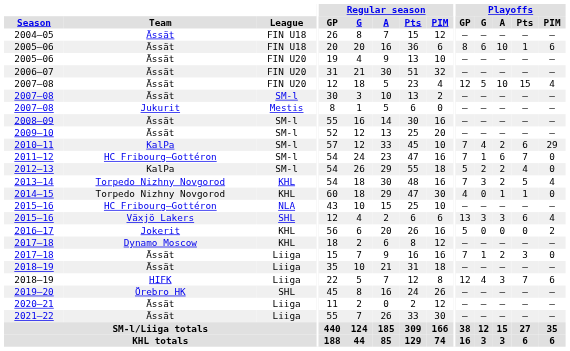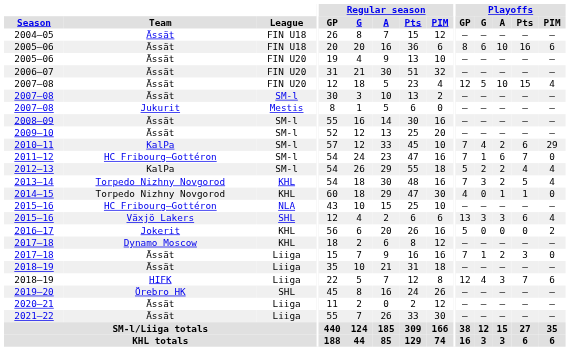(525, 47) 1 -> (525, 47) 16
(552, 169) 0 -> (552, 169) 4
